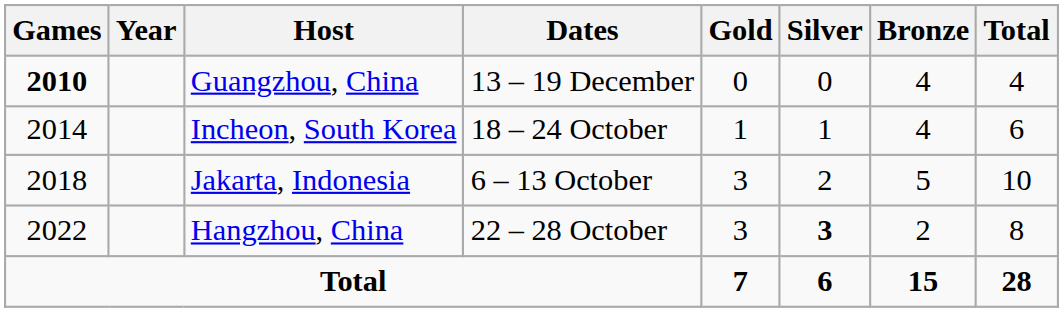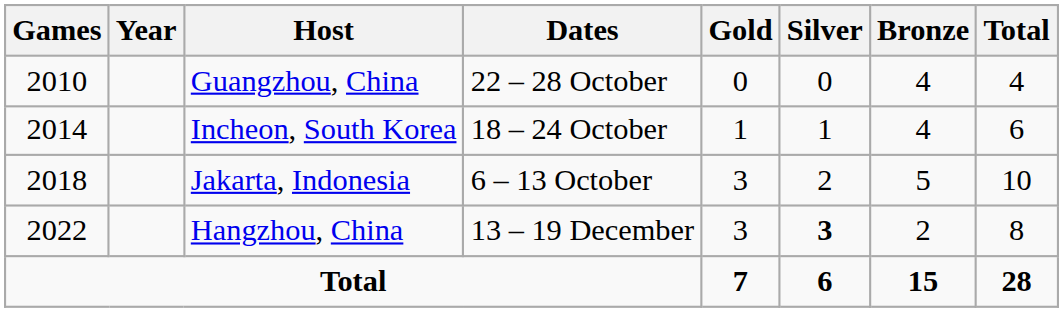(57, 80) bold -> (57, 80) normal
(582, 80) 13 – 19 December -> (569, 80) 22 – 28 October
(569, 230) 22 – 28 October -> (582, 230) 13 – 19 December
